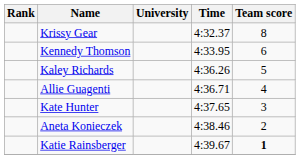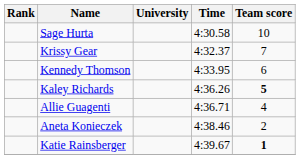+ row: (67, 32)
(264, 32) 8 -> (264, 51) 7
(264, 70) normal -> (264, 88) bold
- row: (69, 107)
